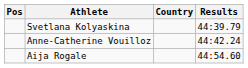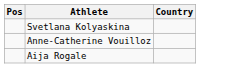- column: (219, 12)
